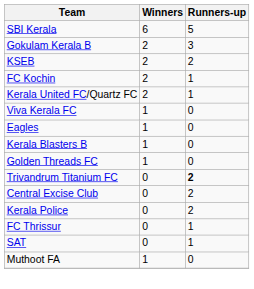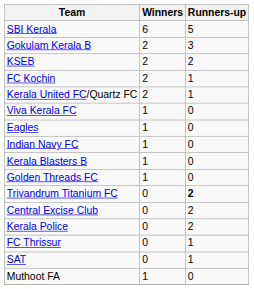+ row: (43, 144)
